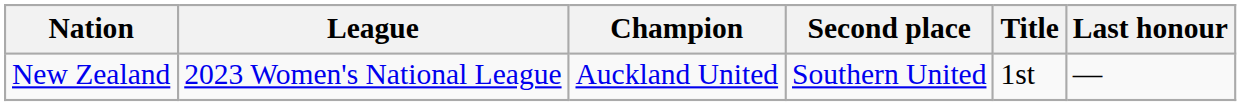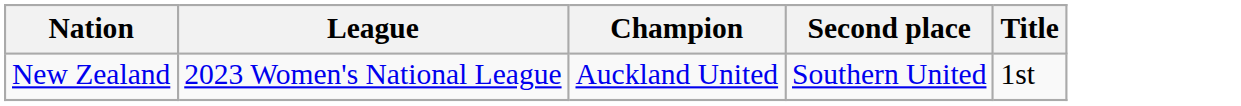- column: (1150, 28)
